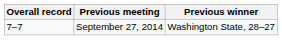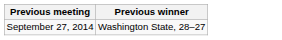- column: (39, 12)
